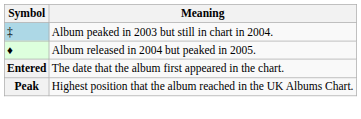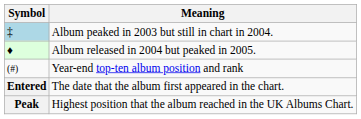+ row: (148, 68)
